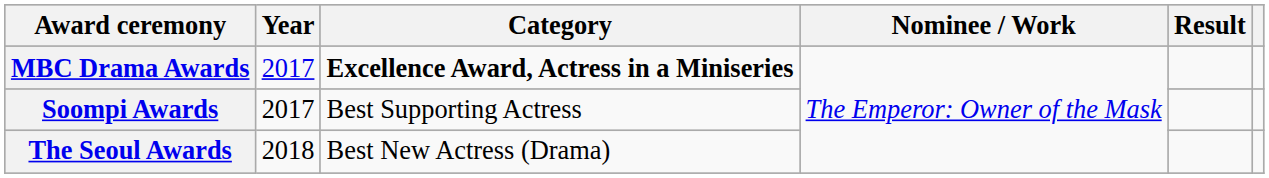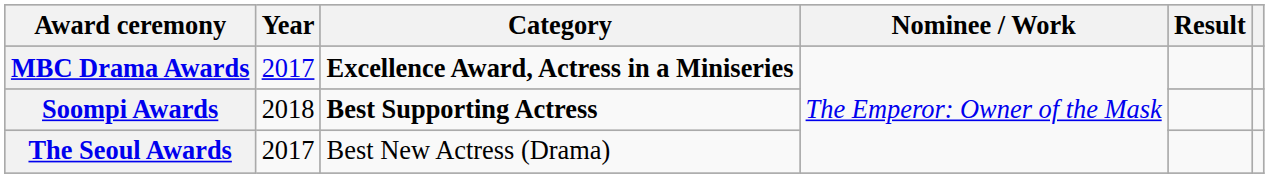(288, 109) 2017 -> (288, 109) 2018
(454, 109) normal -> (462, 109) bold
(288, 151) 2018 -> (288, 151) 2017
